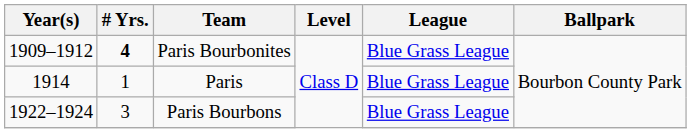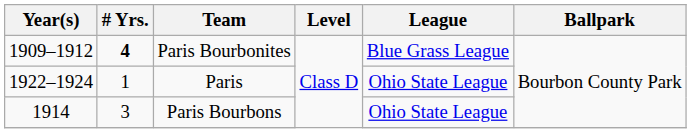(51, 81) 1914 -> (51, 81) 1922–1924
(438, 81) Blue Grass League -> (438, 81) Ohio State League
(51, 112) 1922–1924 -> (51, 112) 1914
(438, 112) Blue Grass League -> (438, 112) Ohio State League
